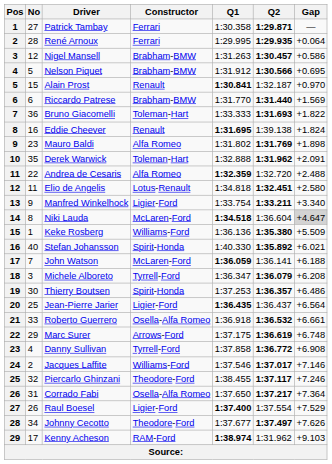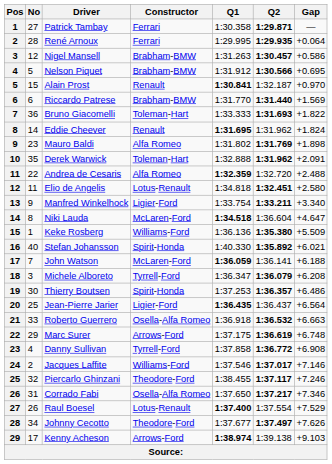(33, 129) 16 -> (33, 129) 14
(274, 129) 1:39.138 -> (274, 129) 1:31.962
(311, 217) lightgrey background -> (311, 217) no background
(311, 320) +6.661 -> (311, 320) +6.663
(311, 393) +7.364 -> (311, 393) +7.346
(155, 408) Ligier-Ford -> (162, 408) Lotus-Renault
(154, 437) RAM-Ford -> (158, 437) Arrows-Ford
(274, 437) 1:31.962 -> (274, 437) 1:39.138
